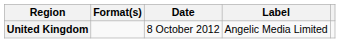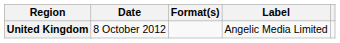columns swapped: (183, 12) <-> (118, 12)
